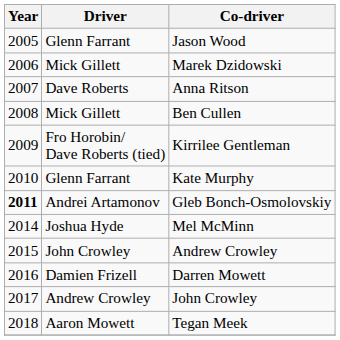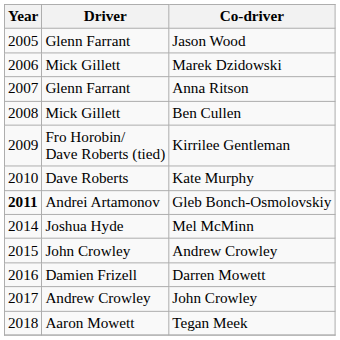(87, 88) Dave Roberts -> (88, 88) Glenn Farrant
(88, 178) Glenn Farrant -> (87, 178) Dave Roberts
